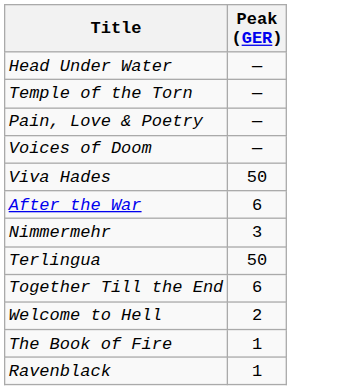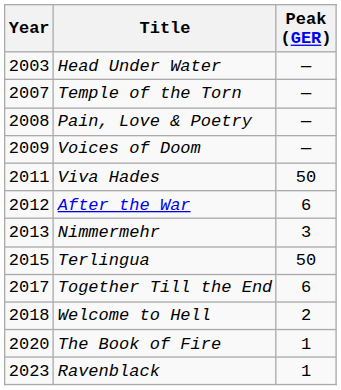+ column: (29, 28)
